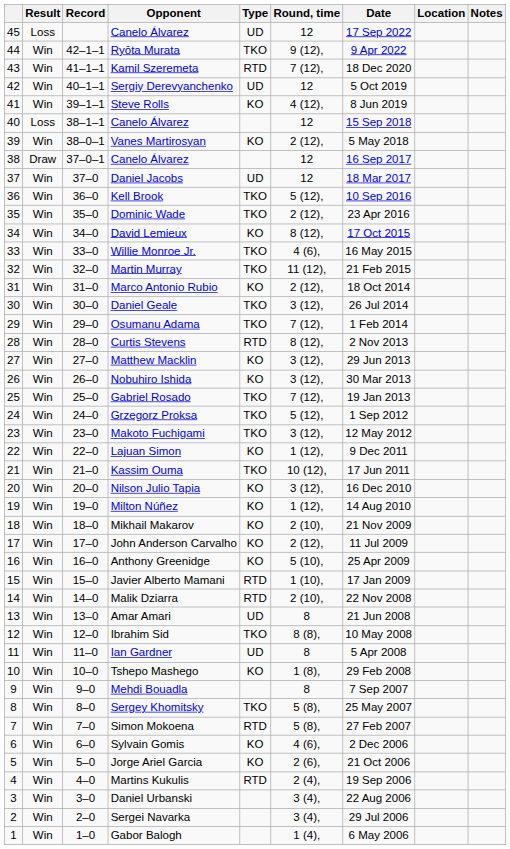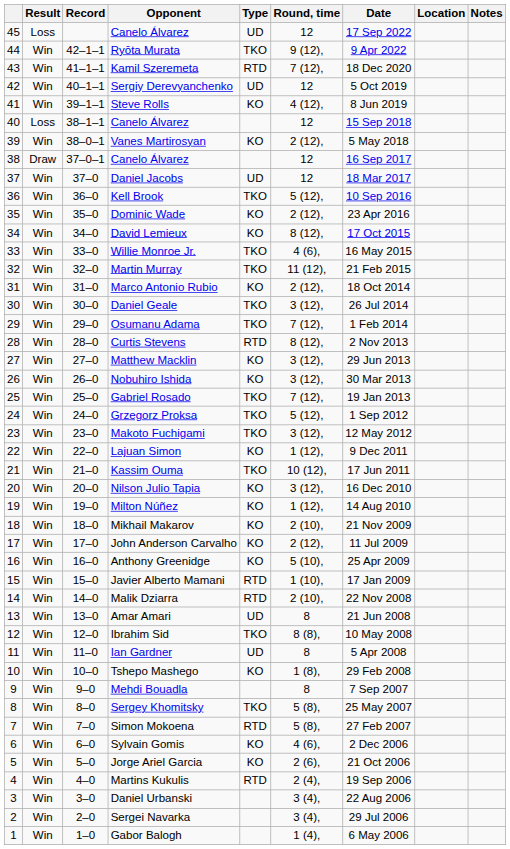(255, 214) TKO -> (255, 214) KO
